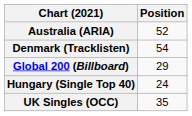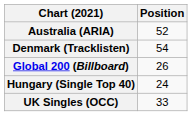(162, 66) 29 -> (162, 66) 26
(162, 102) 35 -> (162, 102) 33
